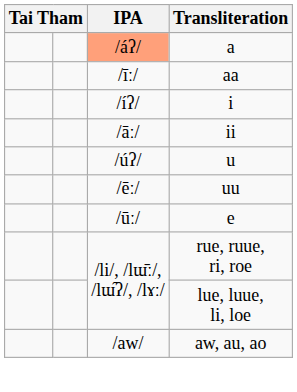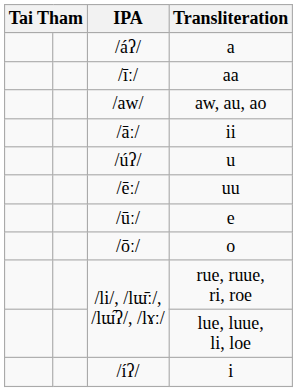(128, 47) lightsalmon background -> (128, 47) no background
rows swapped: (231, 103) <-> (231, 343)
+ row: (231, 246)
